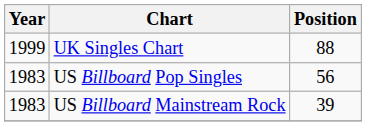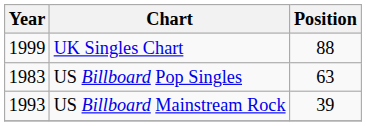(325, 76) 56 -> (325, 76) 63
(27, 105) 1983 -> (27, 105) 1993
